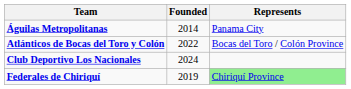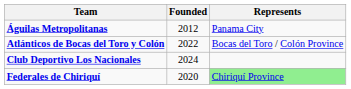(188, 28) 2014 -> (188, 28) 2012
(188, 76) 2019 -> (188, 76) 2020
